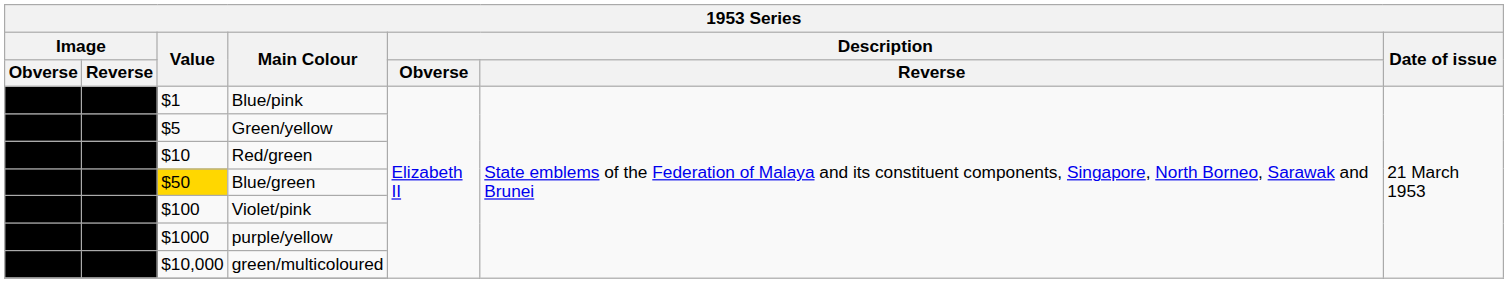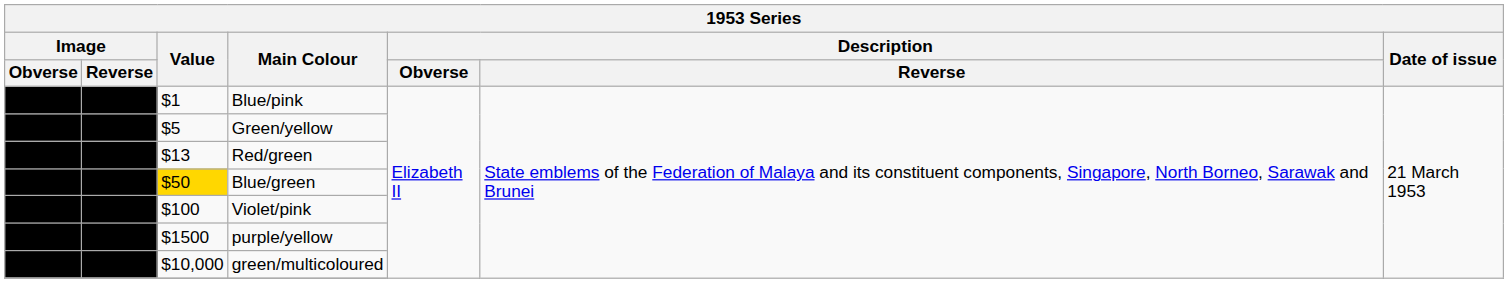(176, 155) $10 -> (176, 155) $13
(185, 237) $1000 -> (185, 237) $1500
